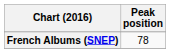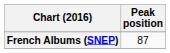(143, 40) 78 -> (143, 40) 87
